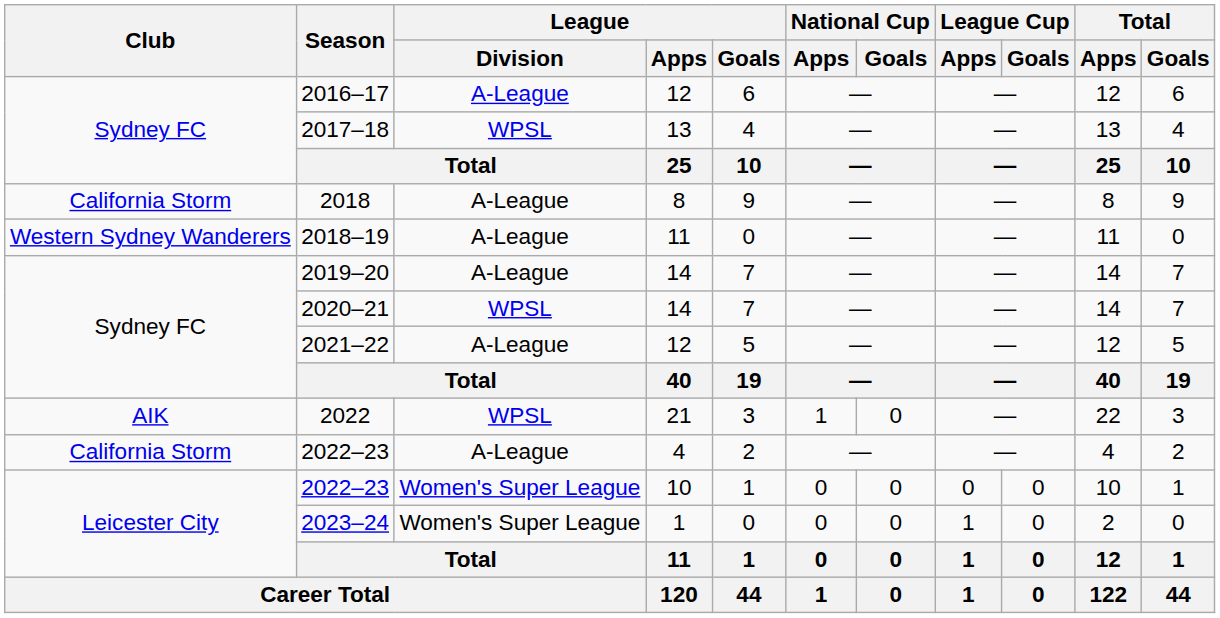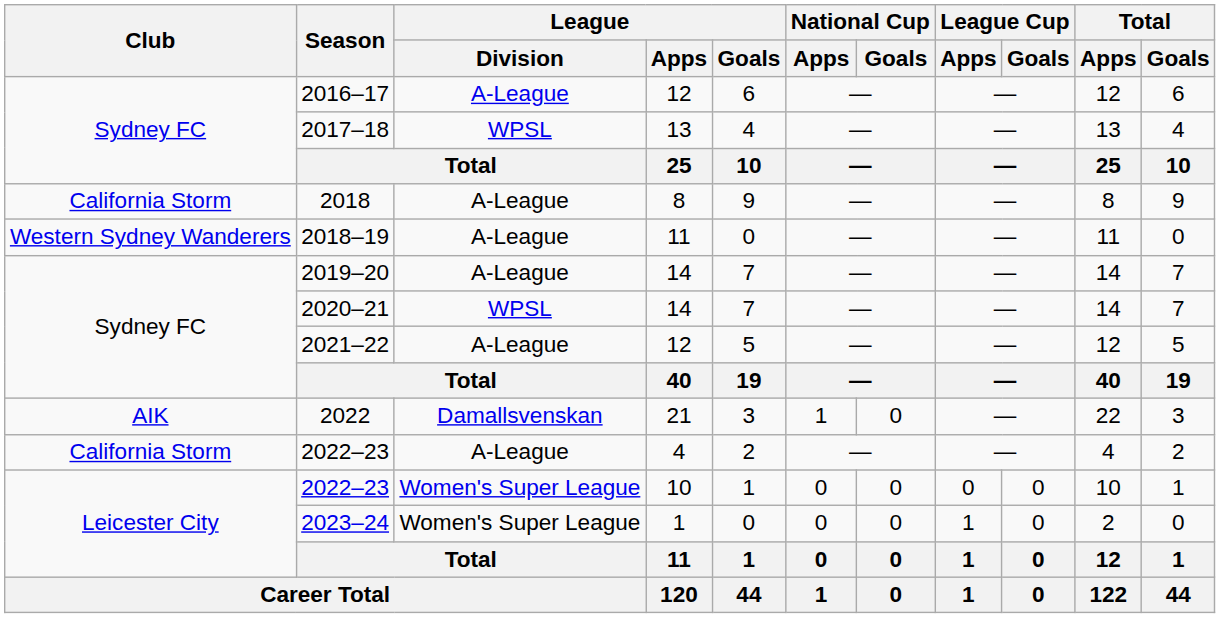(520, 415) WPSL -> (520, 415) Damallsvenskan
